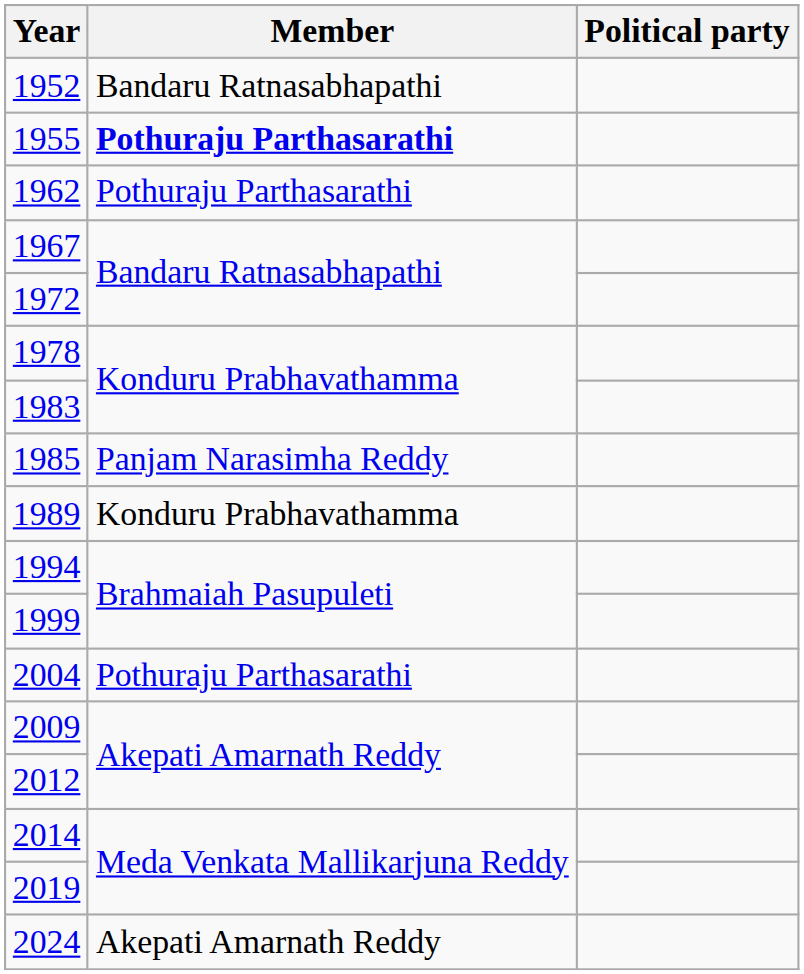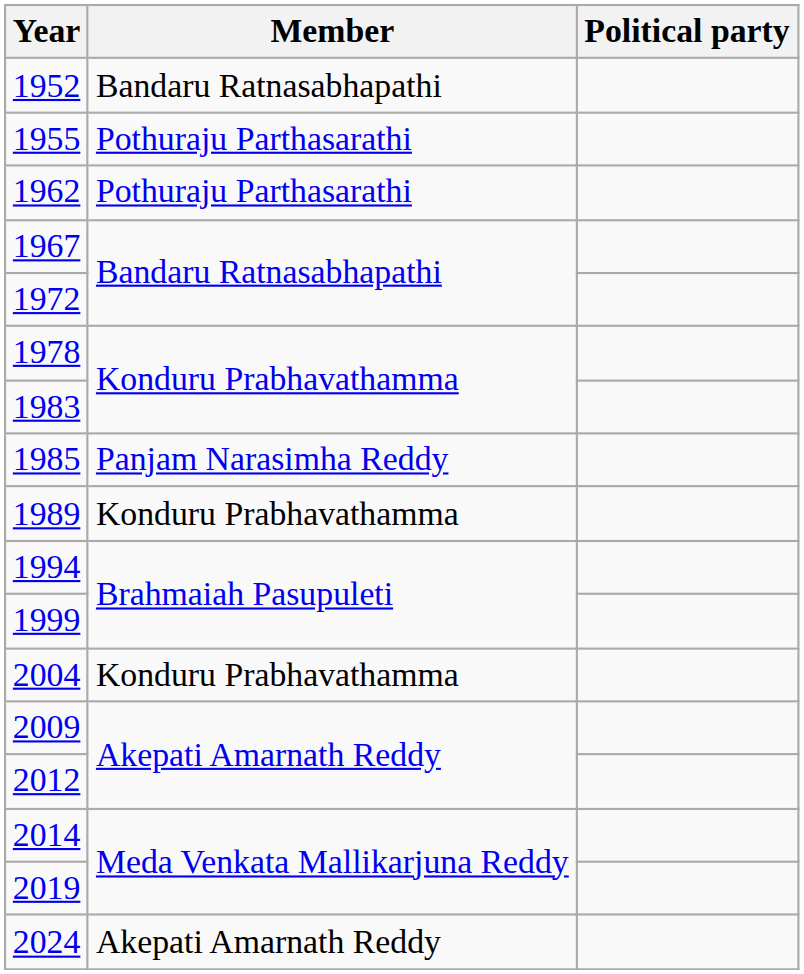(275, 138) bold -> (254, 138) normal
(254, 673) Pothuraju Parthasarathi -> (277, 673) Konduru Prabhavathamma
